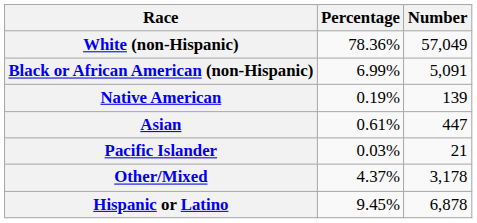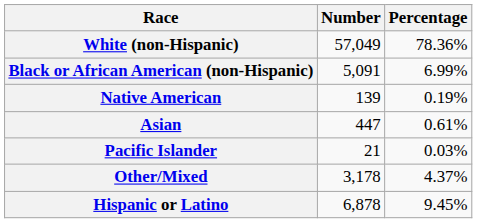columns swapped: (438, 17) <-> (361, 17)
